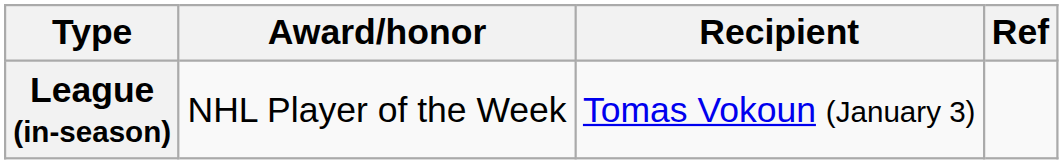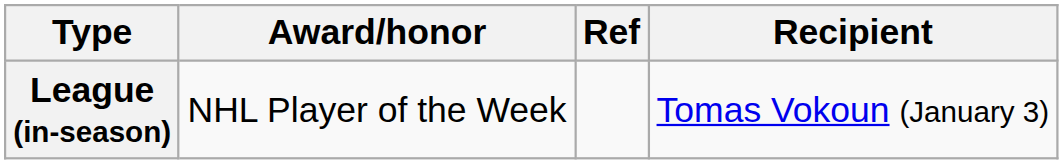columns swapped: (779, 32) <-> (1020, 32)
